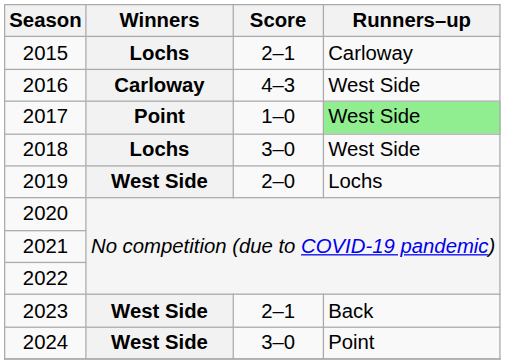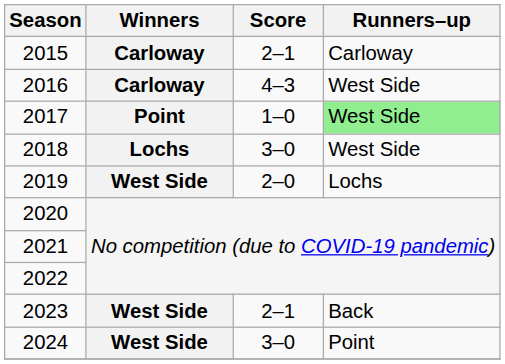(159, 52) Lochs -> (159, 52) Carloway
